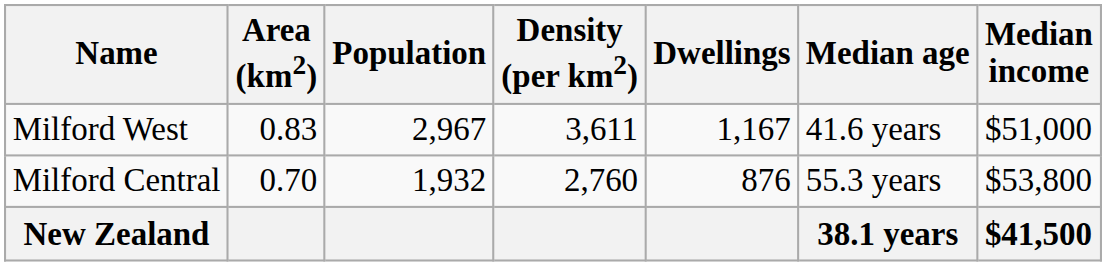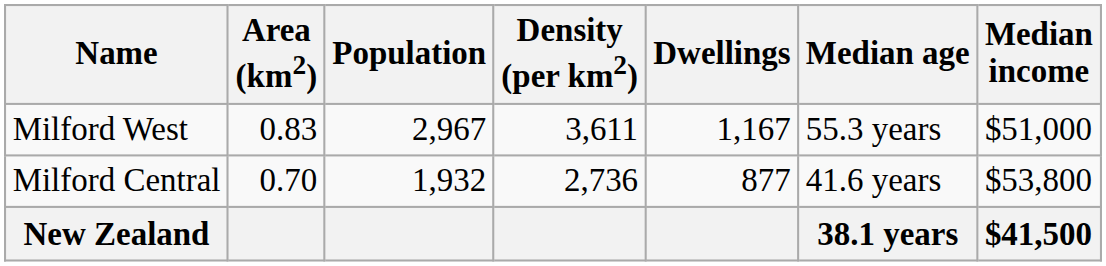(874, 128) 41.6 years -> (874, 128) 55.3 years
(601, 181) 2,760 -> (601, 181) 2,736
(766, 181) 876 -> (766, 181) 877
(874, 181) 55.3 years -> (874, 181) 41.6 years
